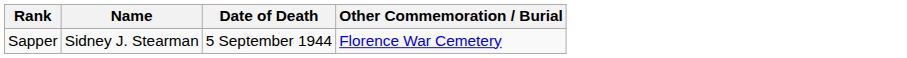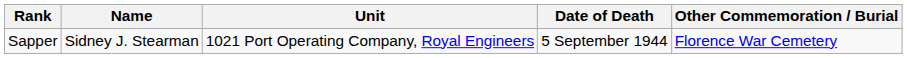+ column: (370, 16)
